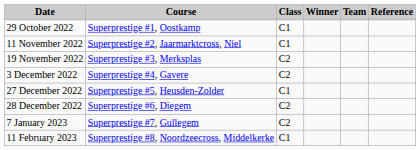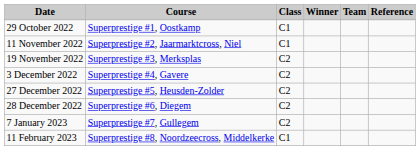(285, 91) C1 -> (285, 91) C2
